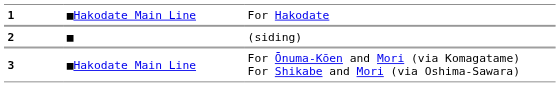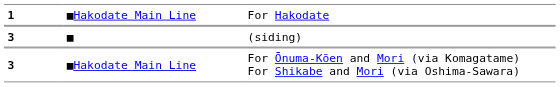(11, 37) 2 -> (11, 37) 3
